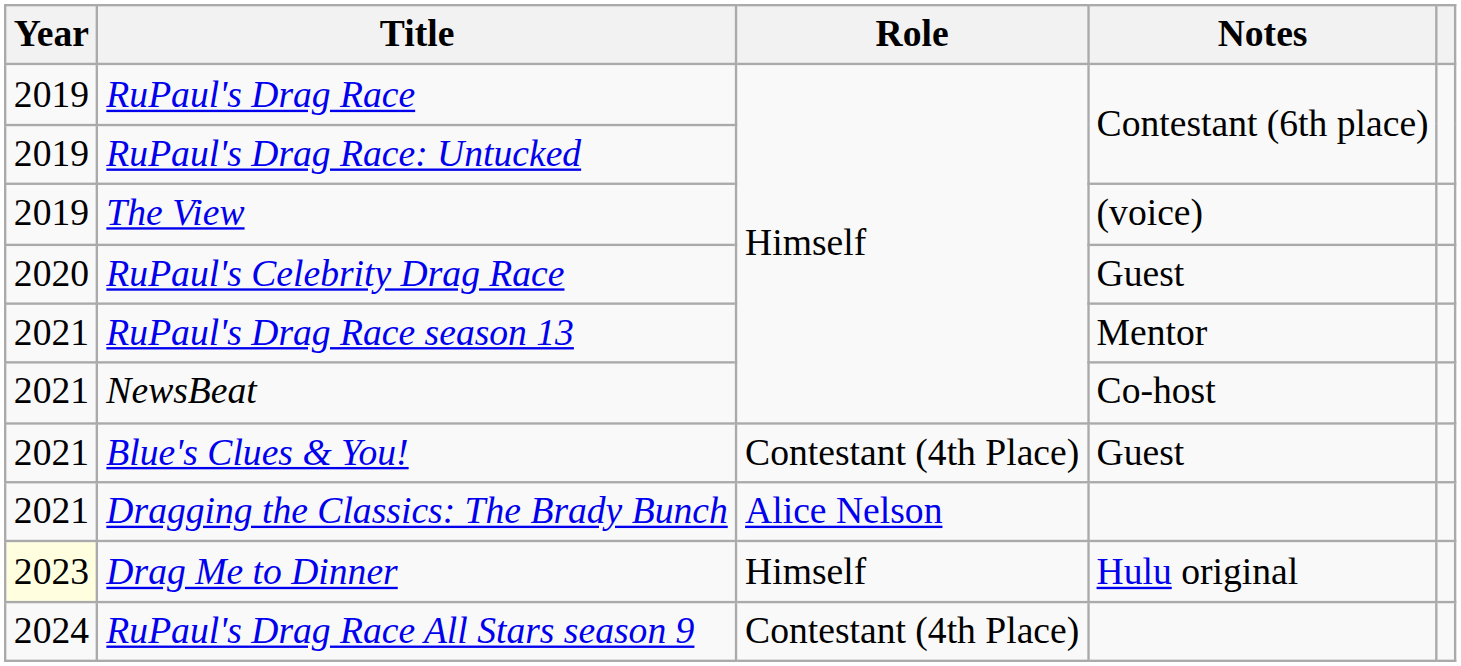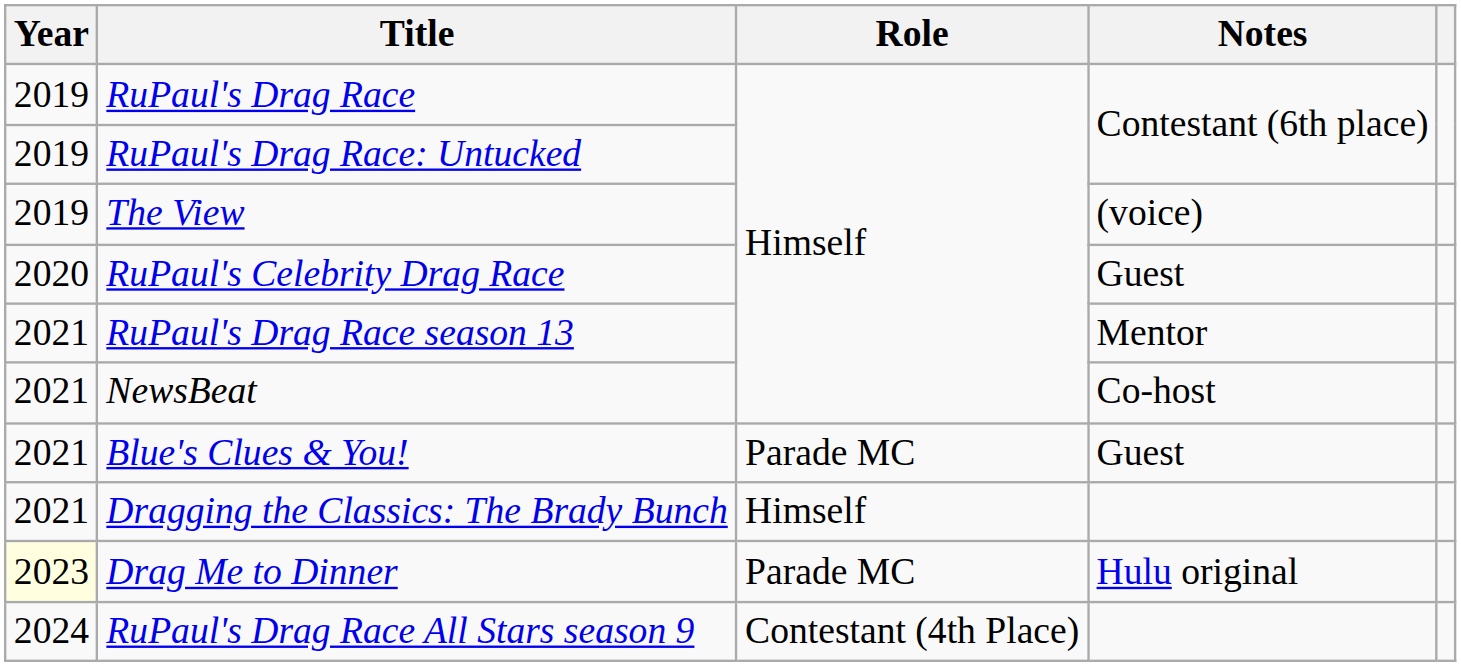(912, 451) Contestant (4th Place) -> (830, 451) Parade MC
(844, 511) Alice Nelson -> (806, 511) Himself
(806, 570) Himself -> (830, 570) Parade MC
